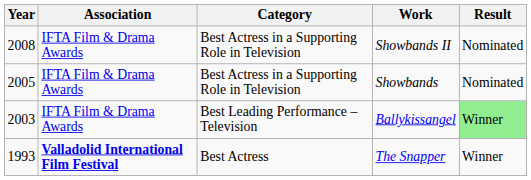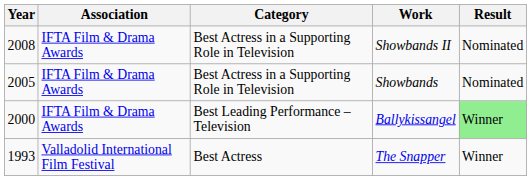(21, 119) 2003 -> (21, 119) 2000
(112, 156) bold -> (107, 156) normal
